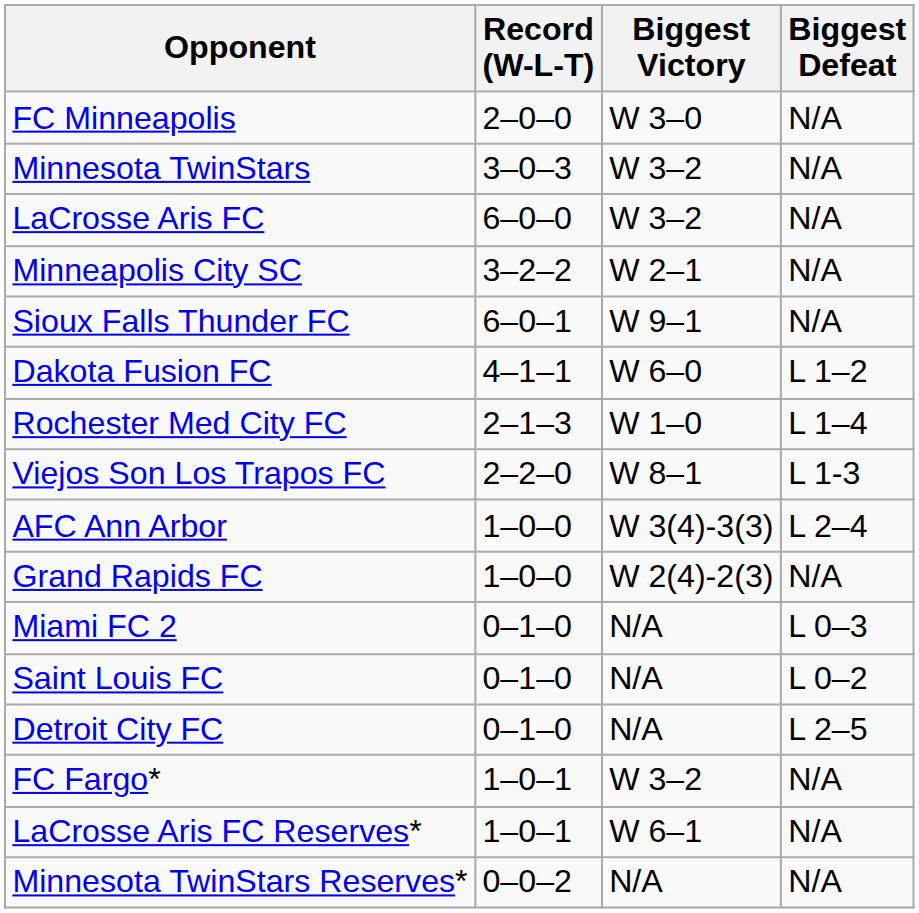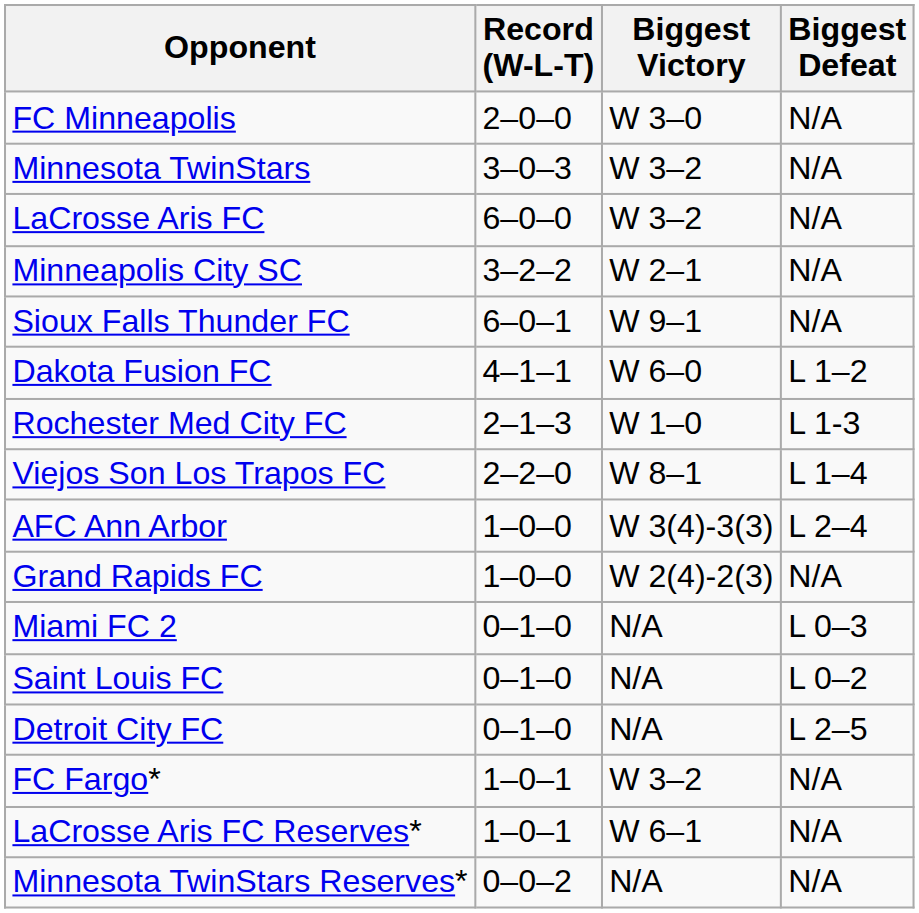(828, 423) L 1–4 -> (824, 423) L 1-3
(824, 474) L 1-3 -> (828, 474) L 1–4
